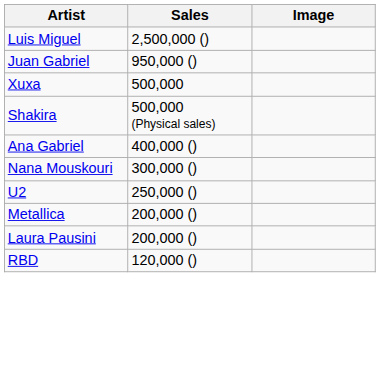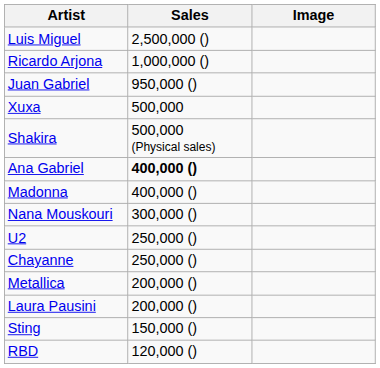+ row: (55, 61)
(164, 146) normal -> (164, 169) bold
+ row: (38, 191)
+ row: (41, 260)
+ row: (24, 329)
